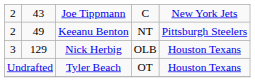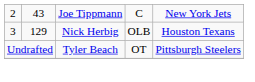- row: (93, 31)
(204, 67) Houston Texans -> (198, 49) Pittsburgh Steelers
